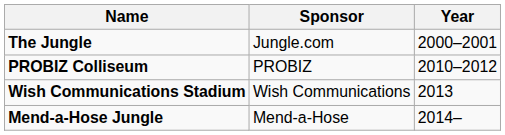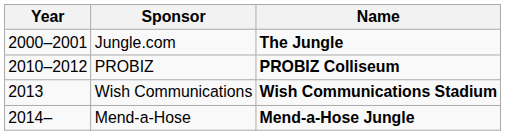columns swapped: (457, 17) <-> (127, 17)
